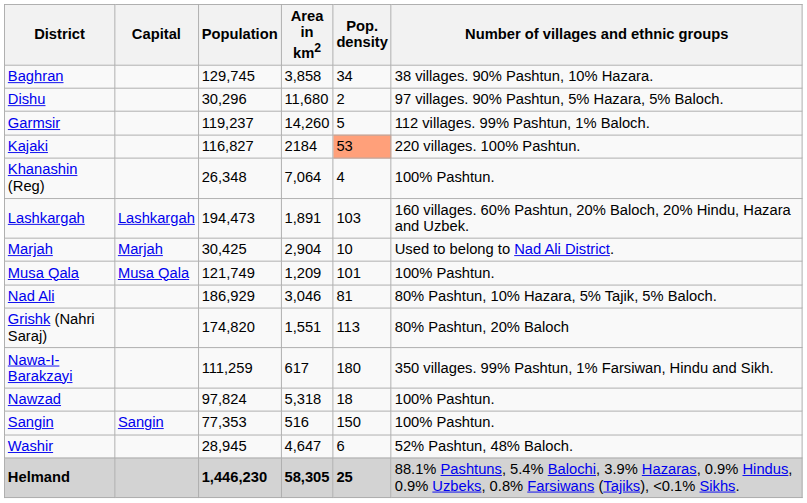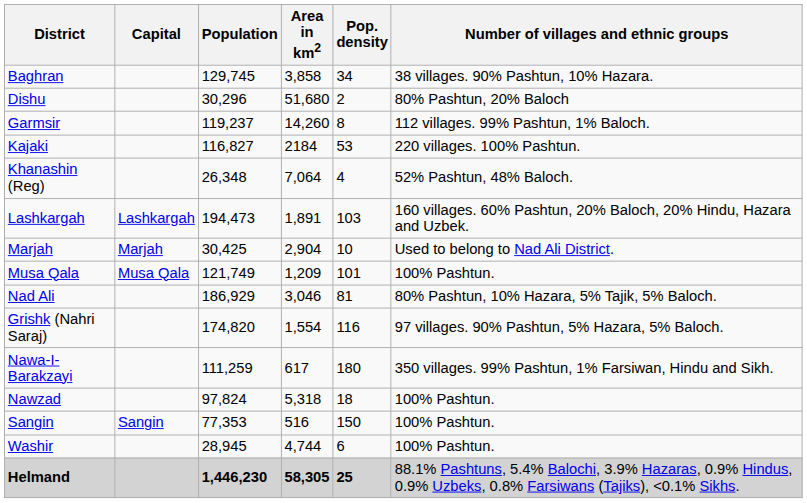(306, 99) 11,680 -> (307, 99) 51,680
(559, 99) 97 villages. 90% Pashtun, 5% Hazara, 5% Baloch. -> (482, 99) 80% Pashtun, 20% Baloch
(340, 123) 5 -> (340, 123) 8
(345, 146) lightsalmon background -> (345, 146) no background
(445, 178) 100% Pashtun. -> (484, 178) 52% Pashtun, 48% Baloch.
(303, 328) 1,551 -> (303, 328) 1,554
(348, 328) 113 -> (348, 328) 116
(482, 328) 80% Pashtun, 20% Baloch -> (559, 328) 97 villages. 90% Pashtun, 5% Hazara, 5% Baloch.
(303, 446) 4,647 -> (303, 446) 4,744
(484, 446) 52% Pashtun, 48% Baloch. -> (445, 446) 100% Pashtun.
